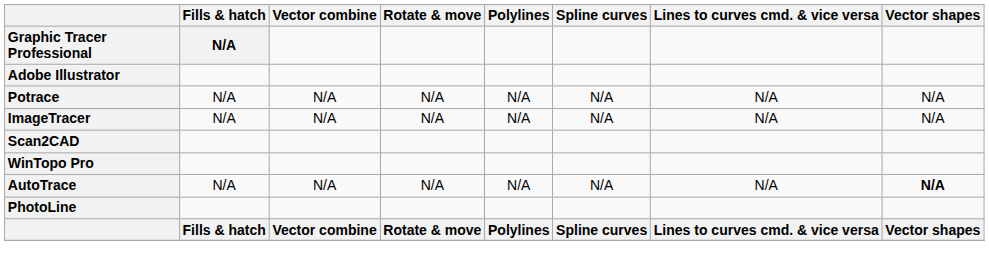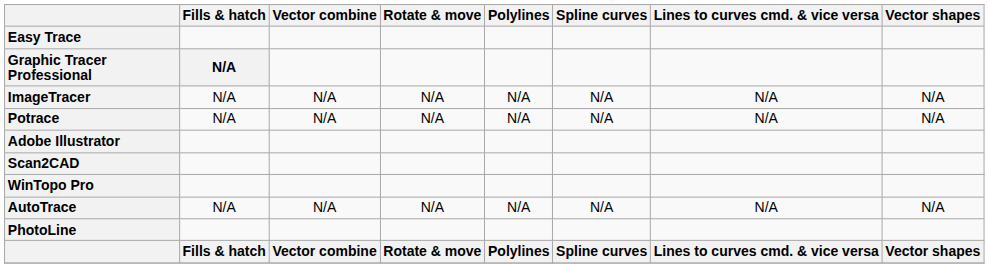+ row: (44, 37)
rows swapped: (64, 75) <-> (49, 119)
(933, 185) bold -> (933, 207) normal
